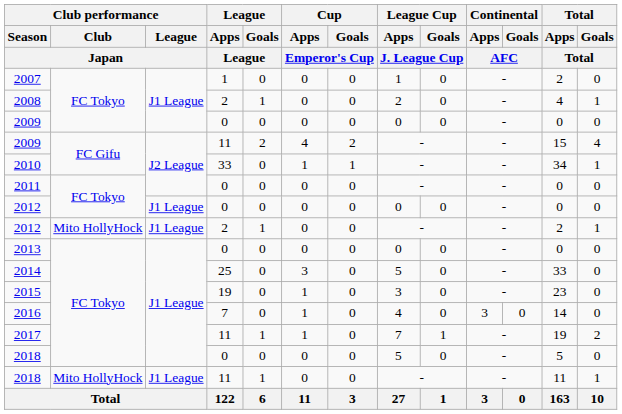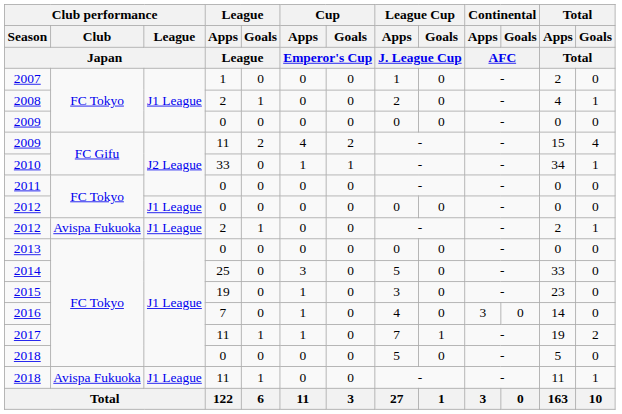(98, 228) Mito HollyHock -> (97, 228) Avispa Fukuoka
(98, 377) Mito HollyHock -> (97, 377) Avispa Fukuoka
